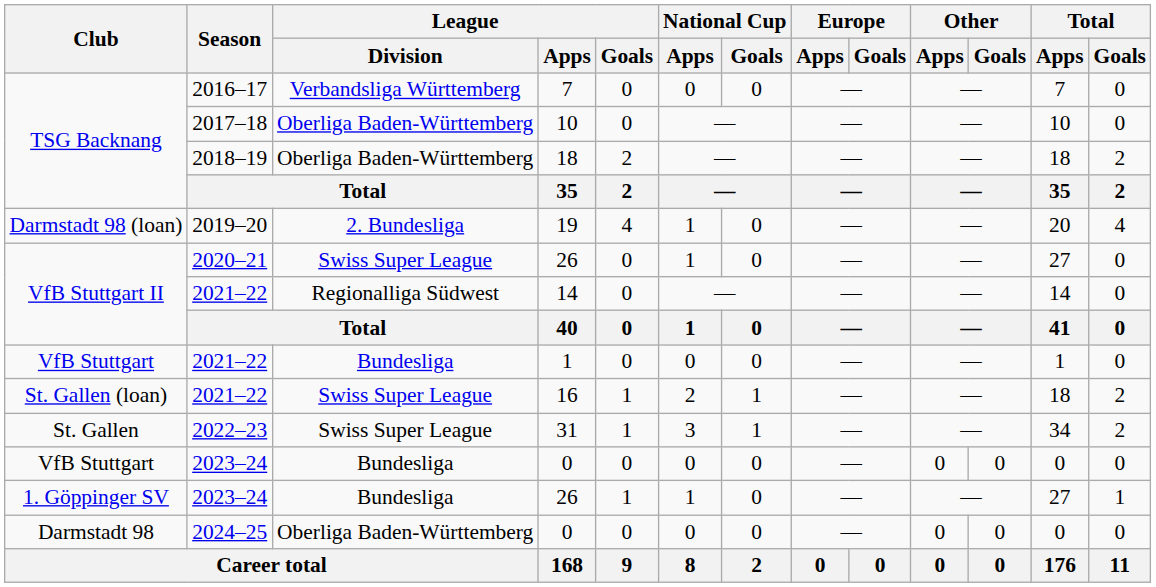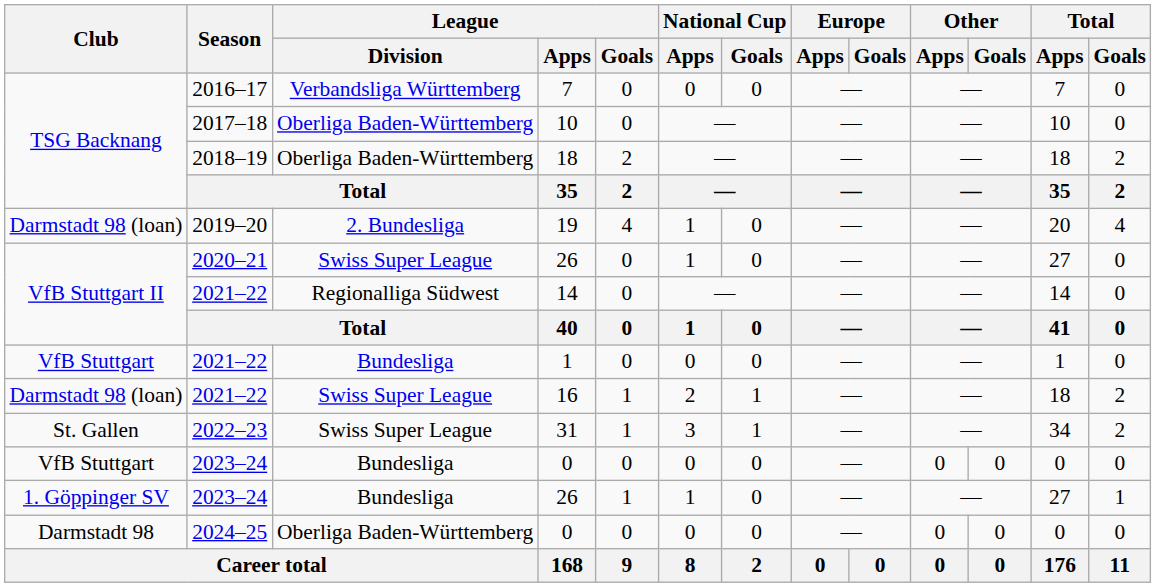(96, 395) St. Gallen (loan) -> (96, 395) Darmstadt 98 (loan)
